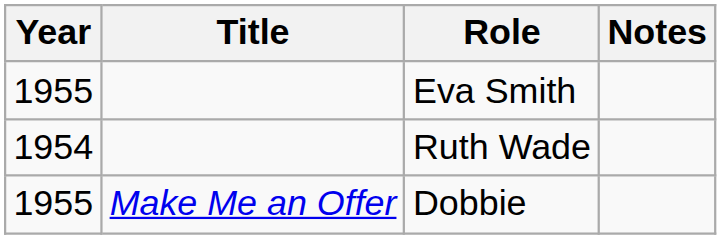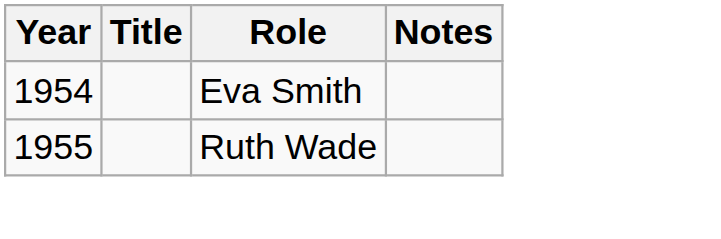(53, 89) 1955 -> (53, 89) 1954
(53, 146) 1954 -> (53, 146) 1955
- row: (470, 203)
